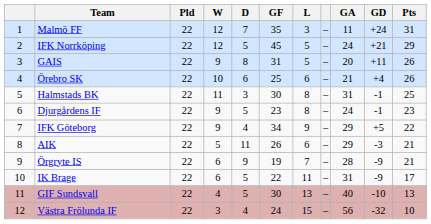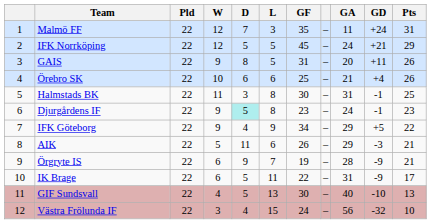columns swapped: (307, 12) <-> (276, 12)
(245, 111) no background -> (245, 111) paleturquoise background
